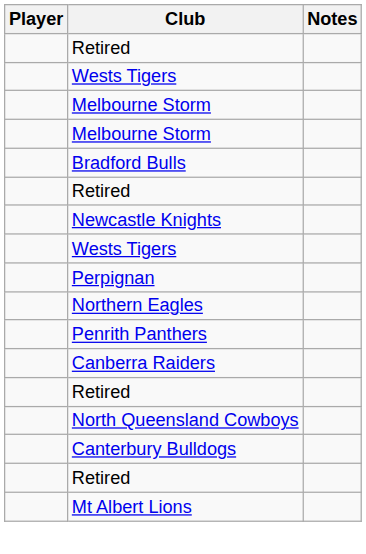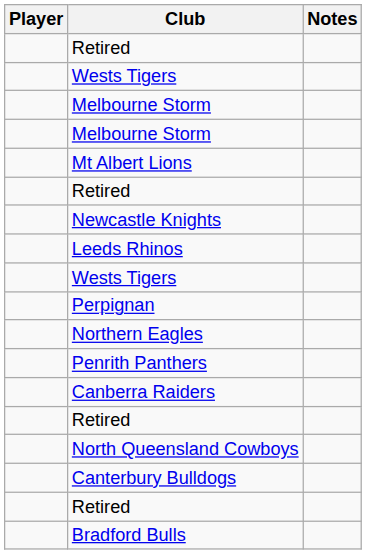rows swapped: (36, 507) <-> (36, 163)
+ row: (36, 249)
